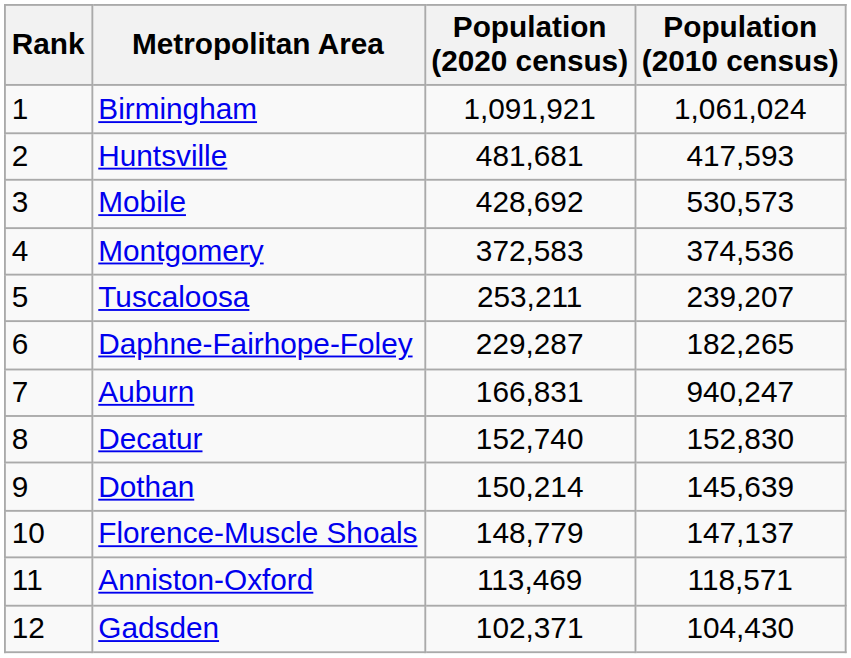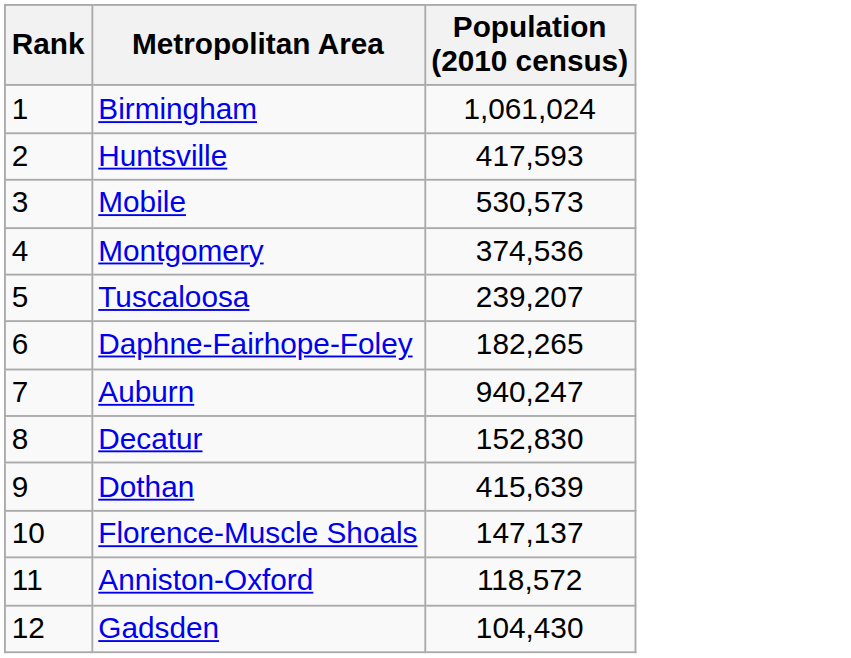- column: (530, 44)
(740, 486) 145,639 -> (530, 486) 415,639
(740, 580) 118,571 -> (530, 580) 118,572
